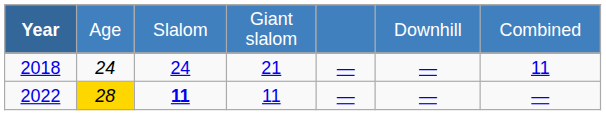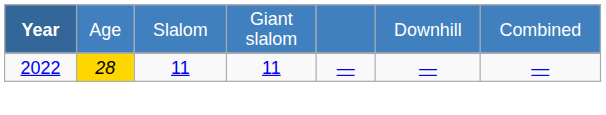- row: (40, 67)
(180, 96) bold -> (180, 67) normal
